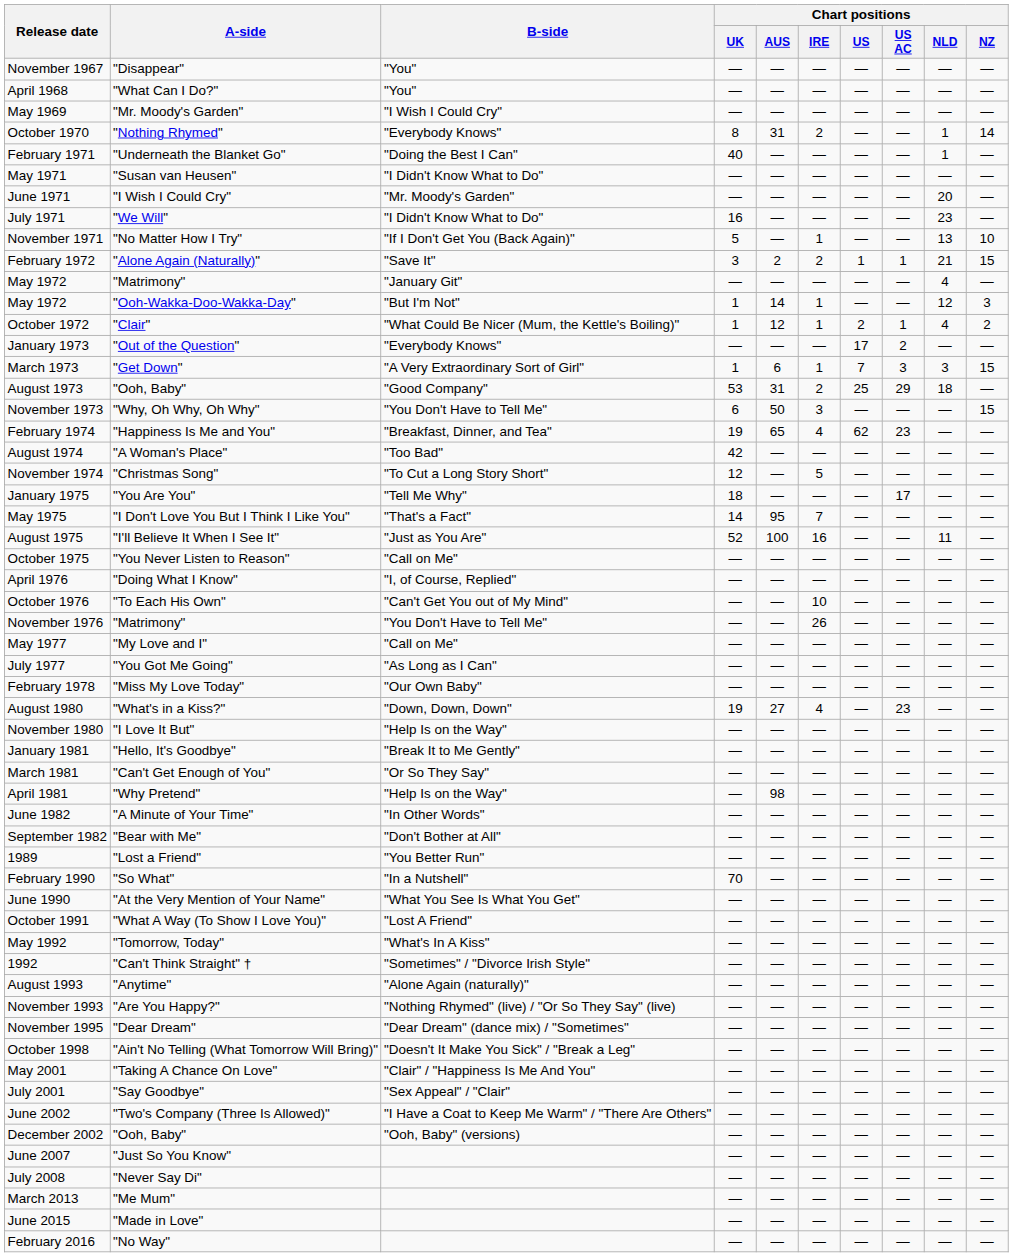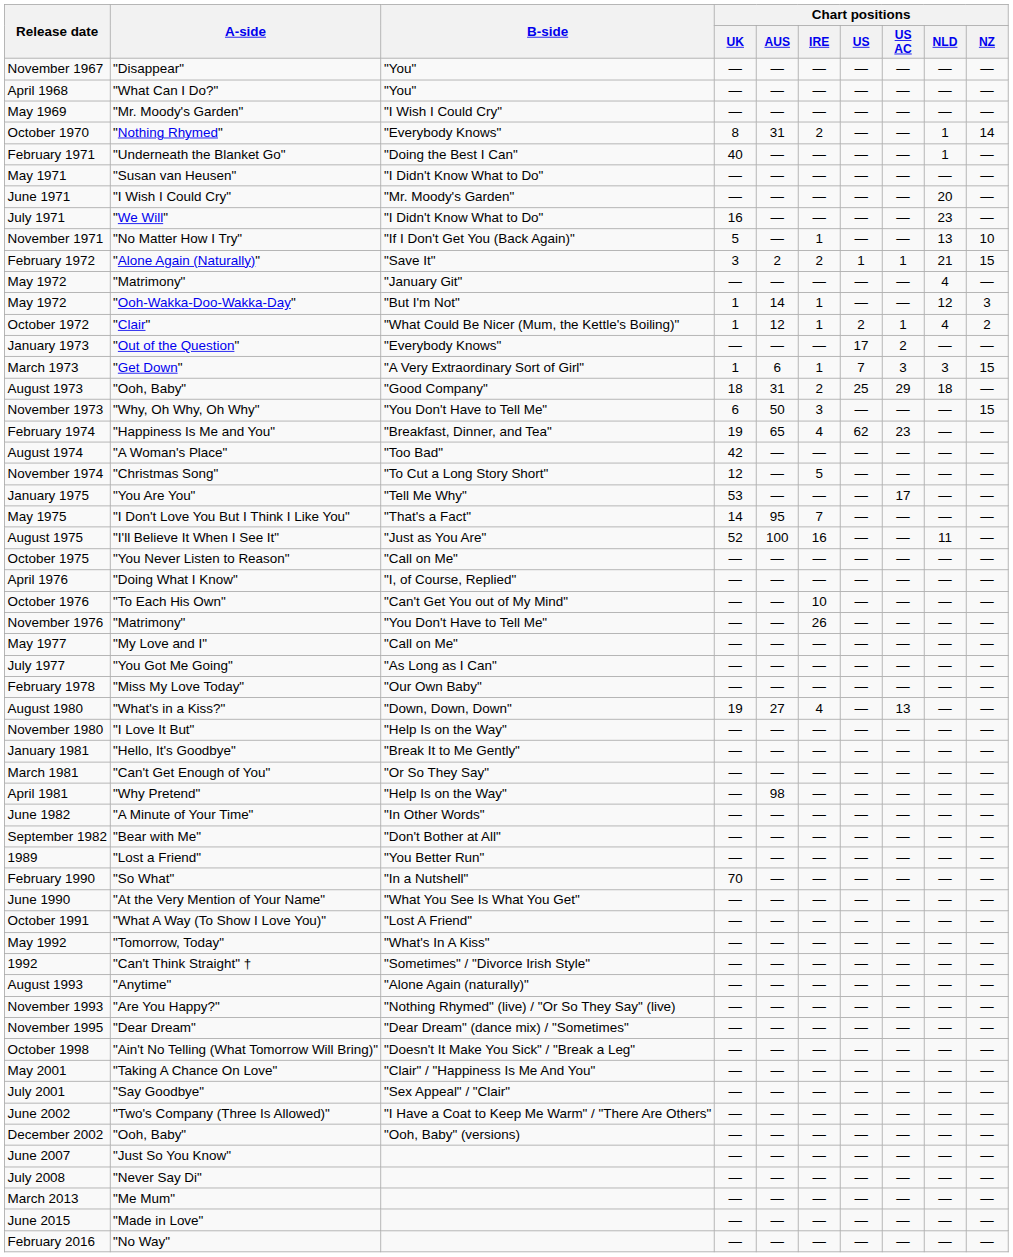(735, 388) 53 -> (735, 388) 18
(735, 495) 18 -> (735, 495) 53
(903, 708) 23 -> (903, 708) 13
